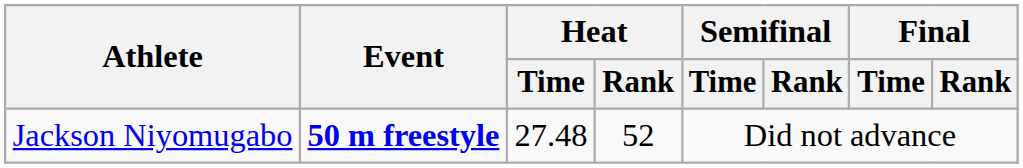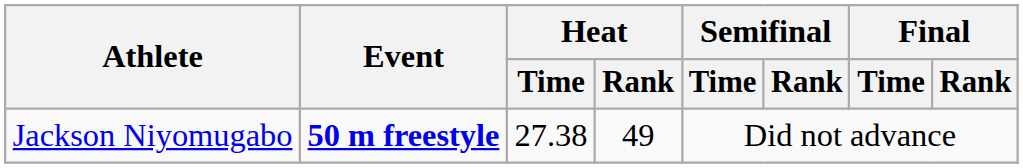(551, 135) 27.48 -> (551, 135) 27.38
(638, 135) 52 -> (638, 135) 49
